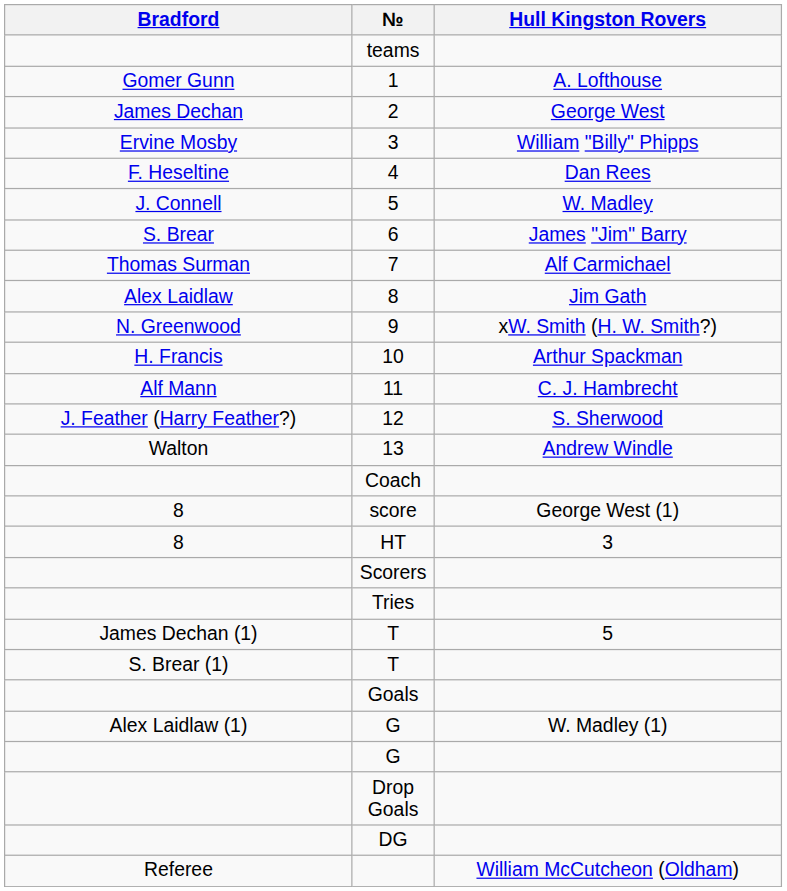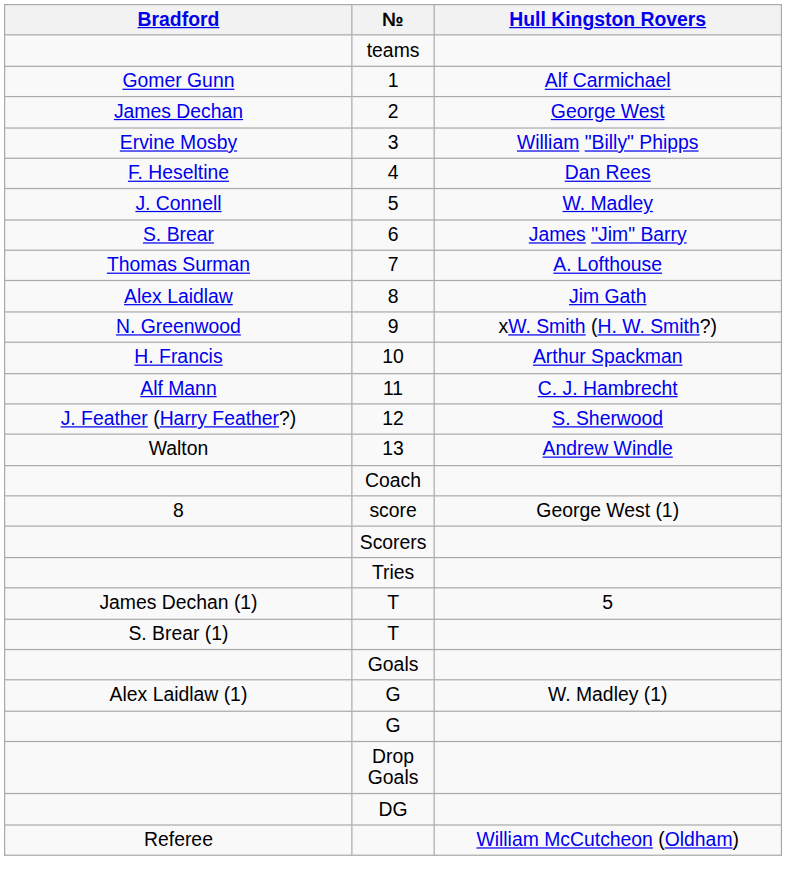(608, 81) A. Lofthouse -> (608, 81) Alf Carmichael
(608, 265) Alf Carmichael -> (608, 265) A. Lofthouse
- row: (178, 541)
